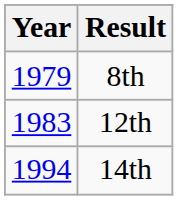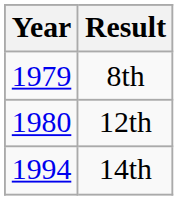(42, 122) 1983 -> (42, 122) 1980
